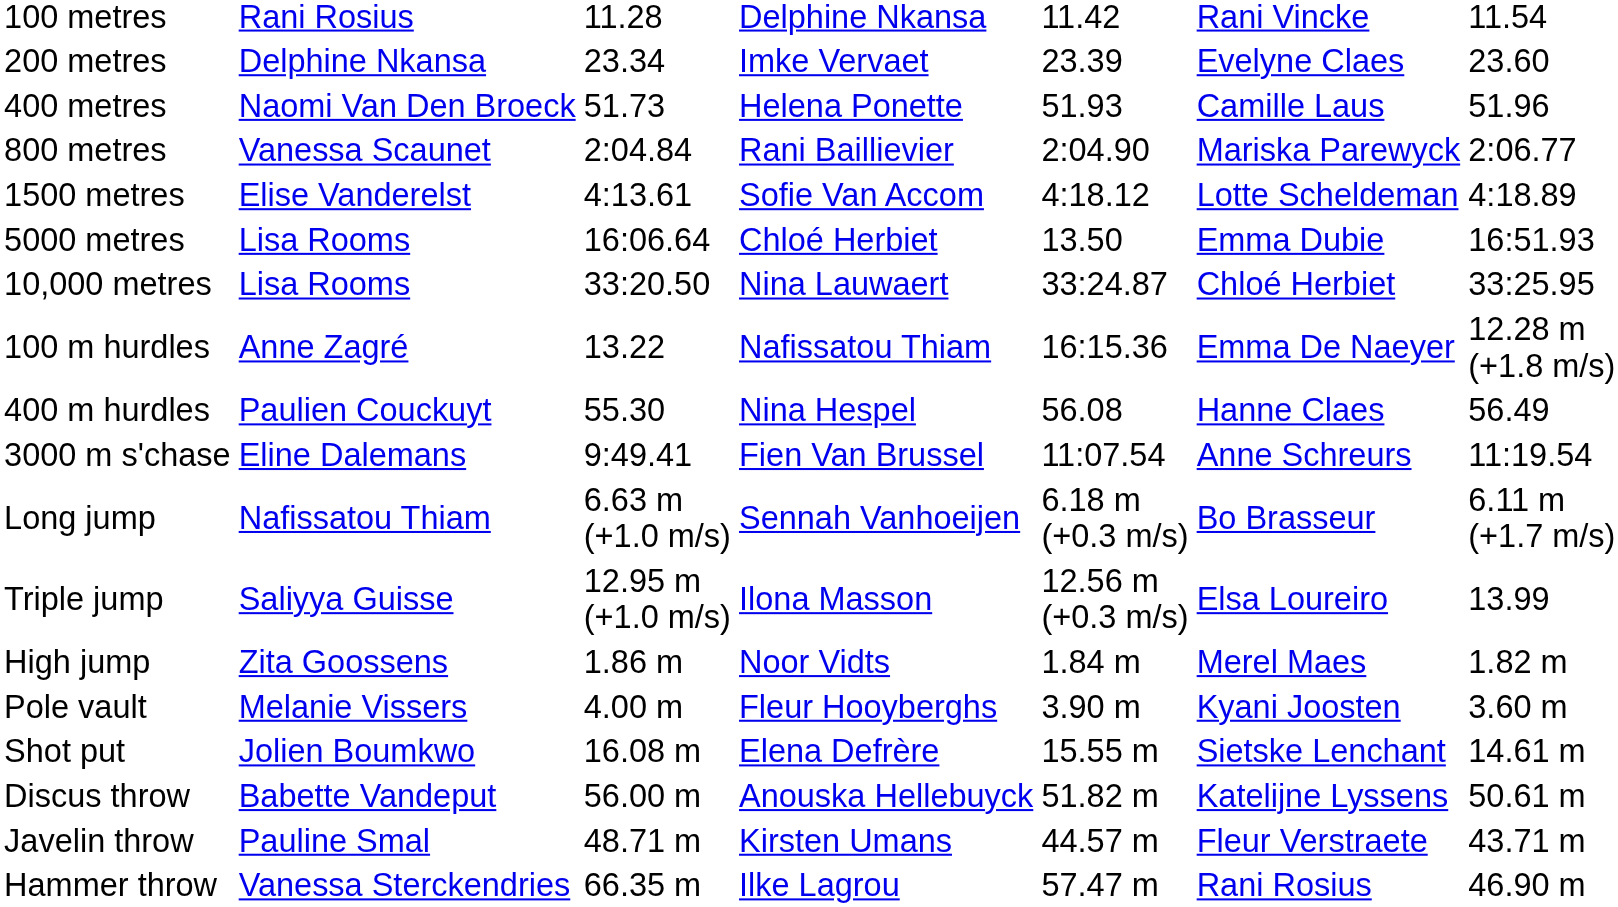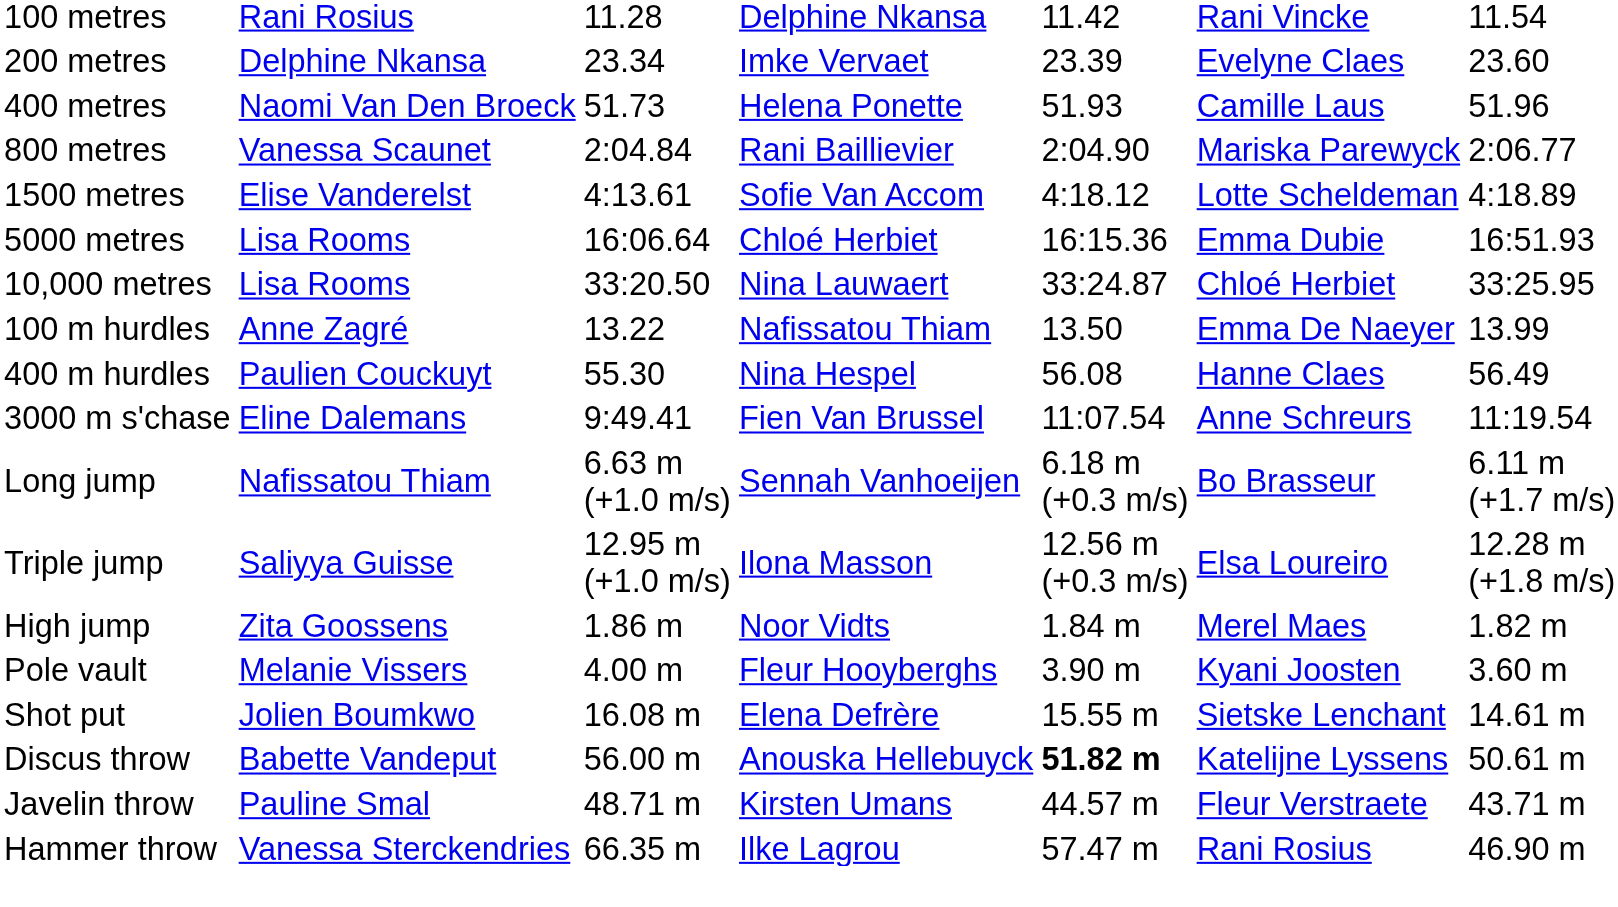(1082, 240) 13.50 -> (1105, 240) 16:15.36
(1105, 347) 16:15.36 -> (1082, 329) 13.50
(1542, 347) 12.28 m (+1.8 m/s) -> (1509, 329) 13.99
(1509, 599) 13.99 -> (1542, 562) 12.28 m (+1.8 m/s)
(1100, 796) normal -> (1101, 759) bold
